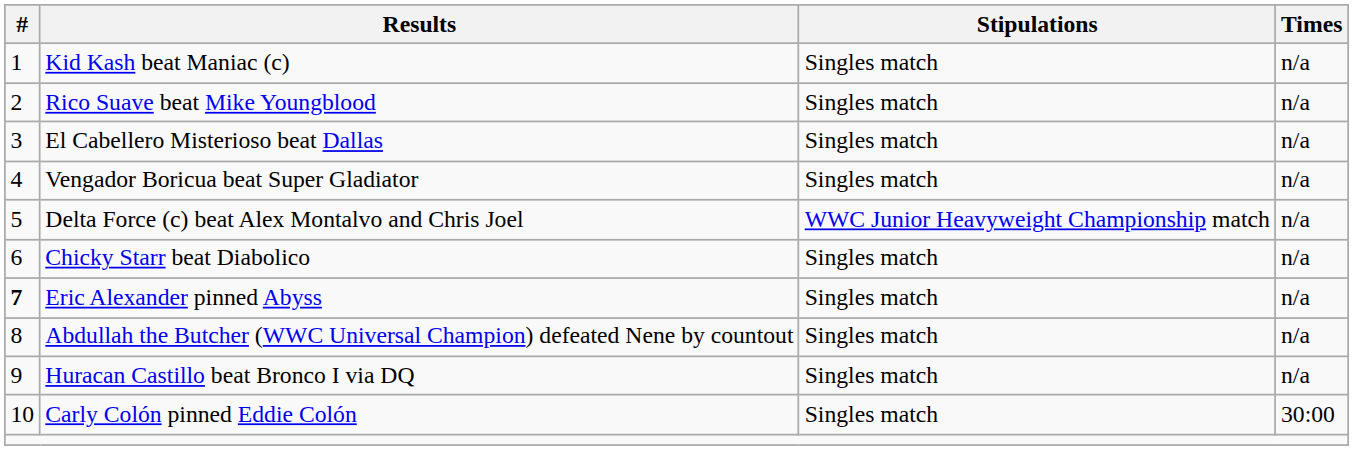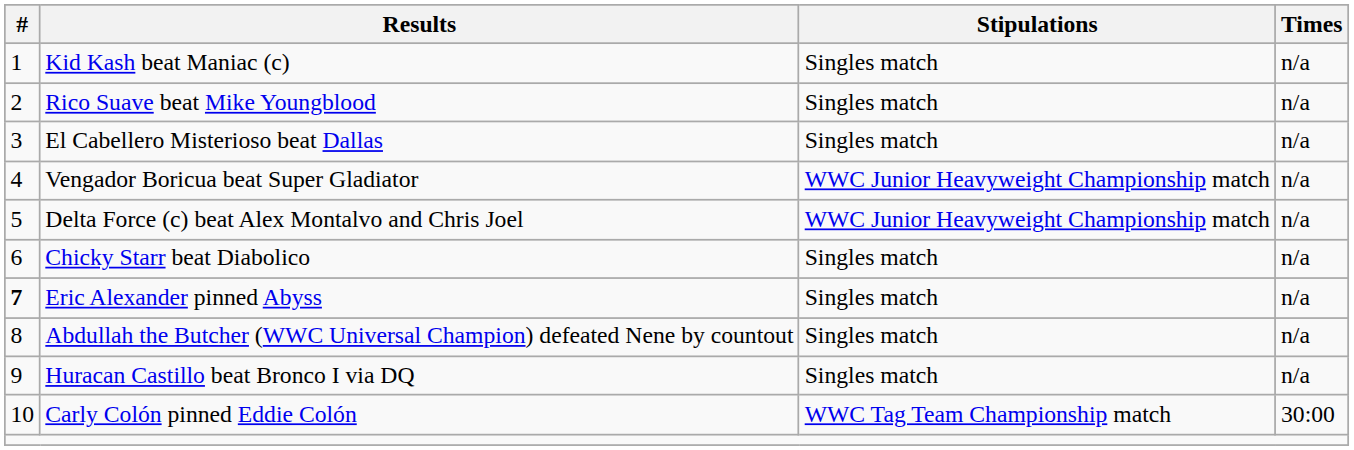(871, 179) Singles match -> (1037, 179) WWC Junior Heavyweight Championship match
(871, 414) Singles match -> (988, 414) WWC Tag Team Championship match
